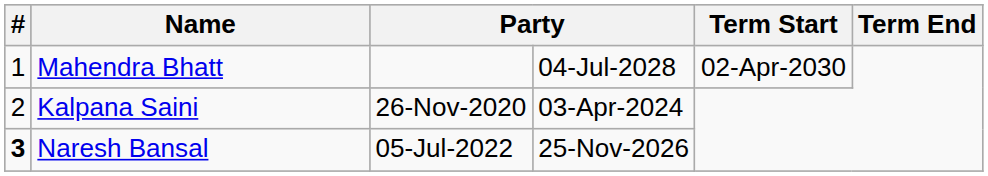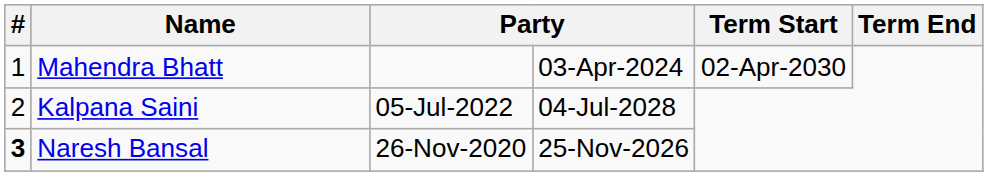(607, 66) 04-Jul-2028 -> (611, 66) 03-Apr-2024
(451, 107) 26-Nov-2020 -> (444, 107) 05-Jul-2022
(611, 107) 03-Apr-2024 -> (607, 107) 04-Jul-2028
(444, 149) 05-Jul-2022 -> (451, 149) 26-Nov-2020
